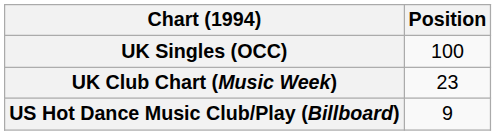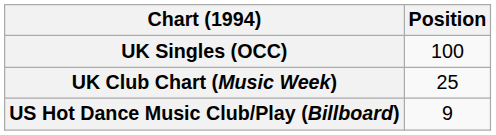(447, 82) 23 -> (447, 82) 25
